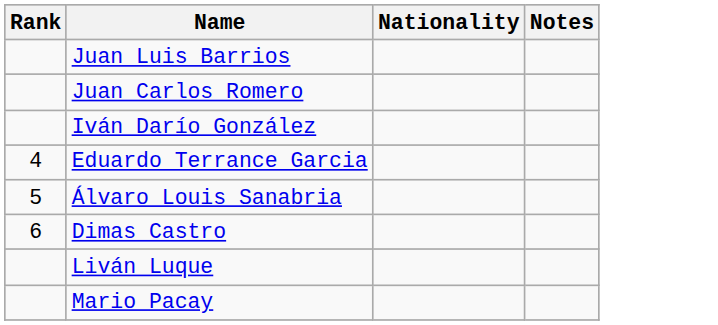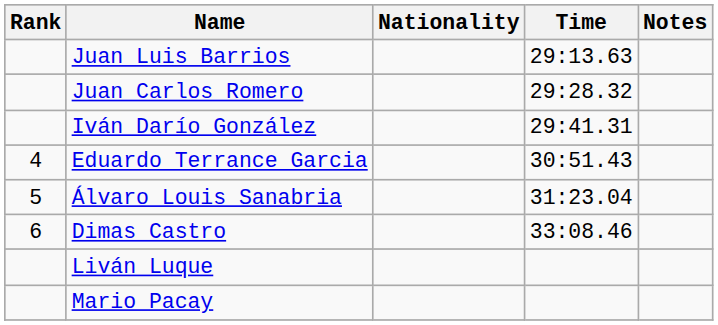+ column: (581, 22)
